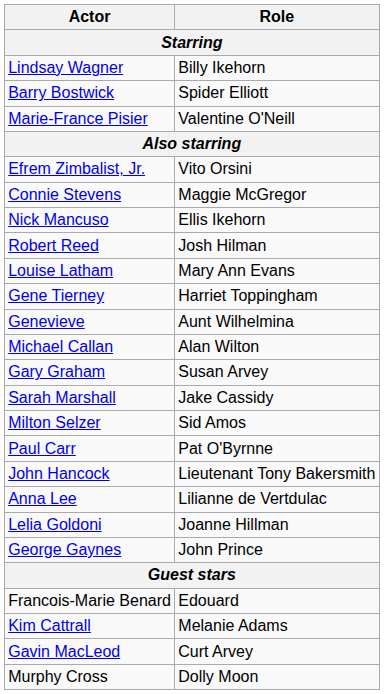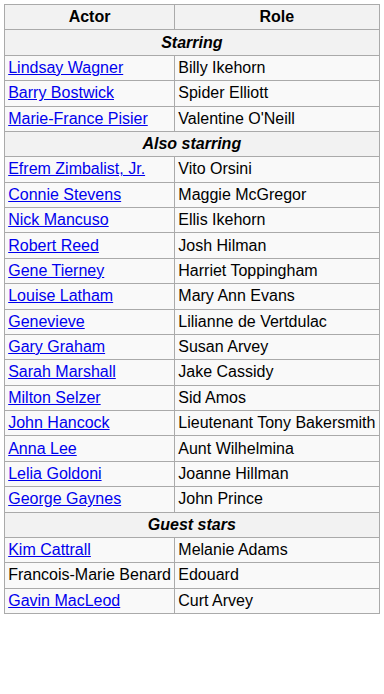rows swapped: (56, 296) <-> (61, 270)
(236, 321) Aunt Wilhelmina -> (253, 321) Lilianne de Vertdulac
- row: (61, 347)
- row: (42, 448)
(253, 499) Lilianne de Vertdulac -> (236, 448) Aunt Wilhelmina
rows swapped: (50, 626) <-> (90, 600)
- row: (58, 676)
